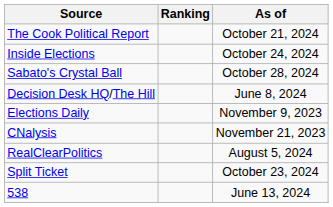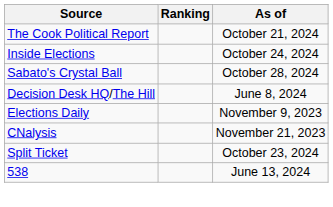- row: (55, 152)
